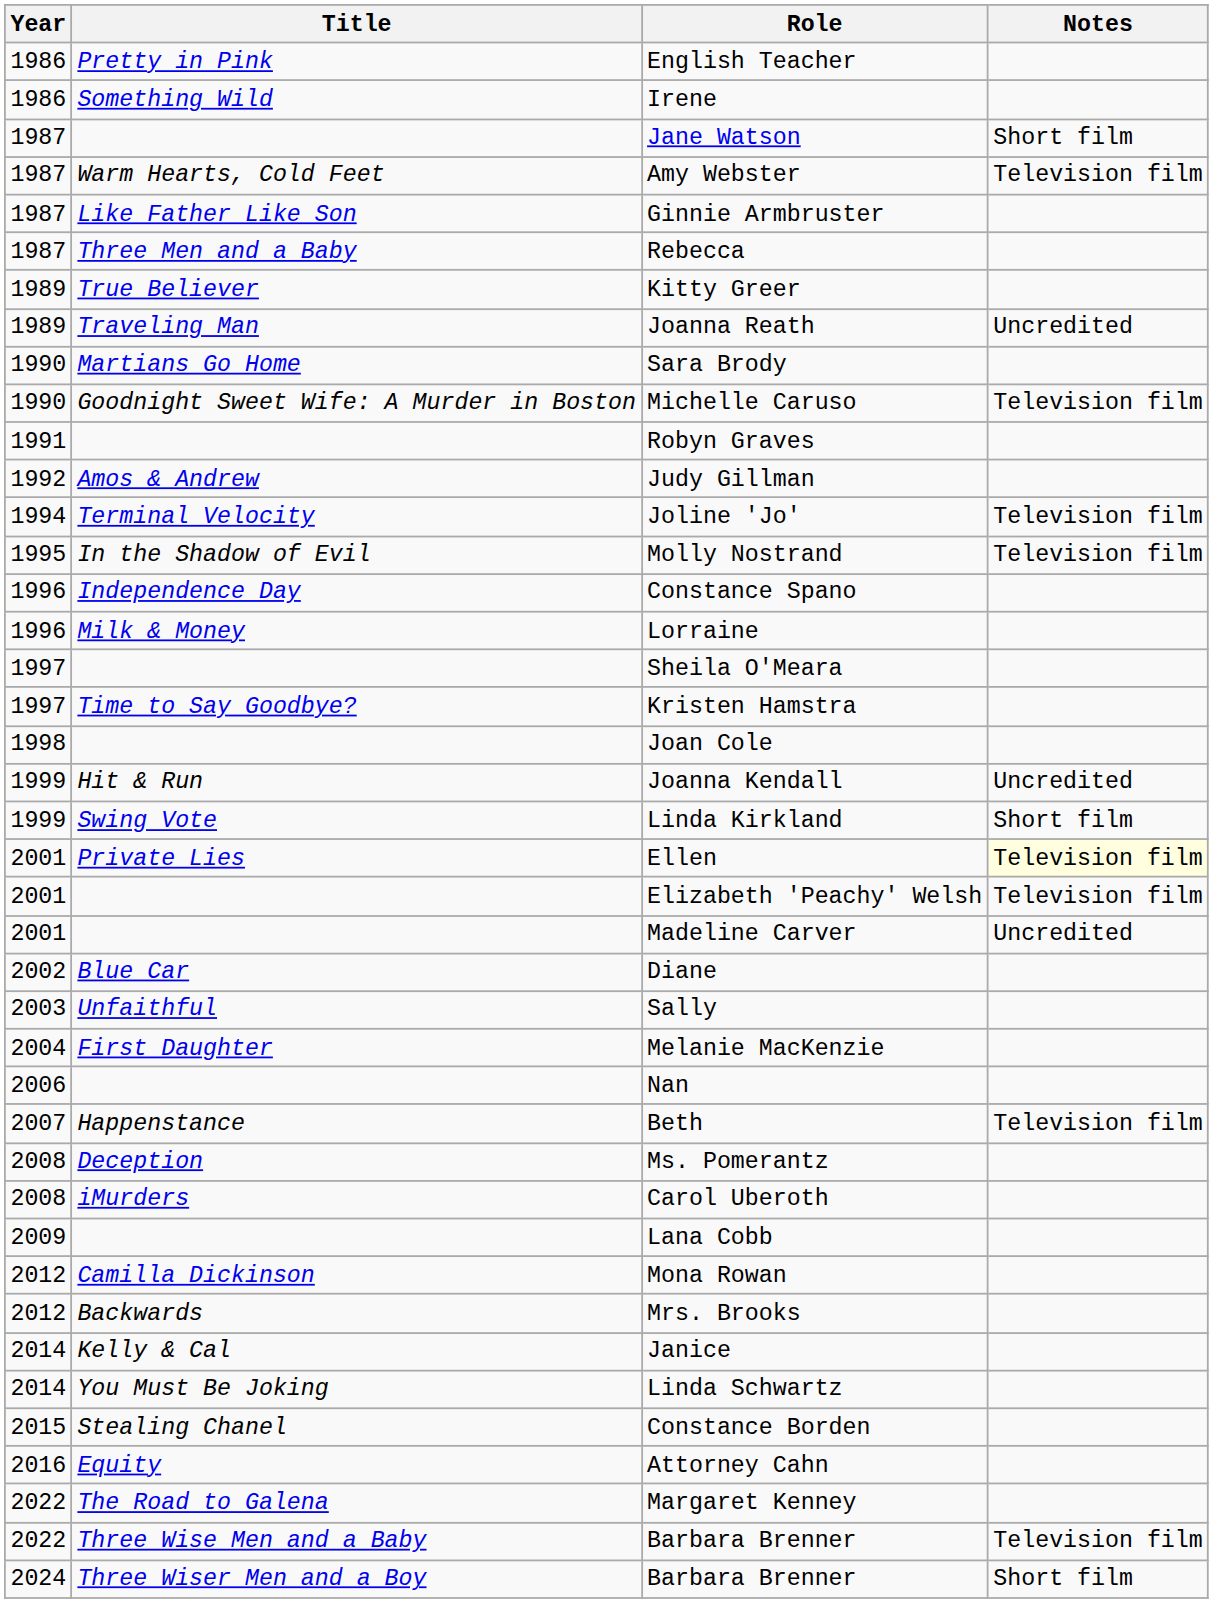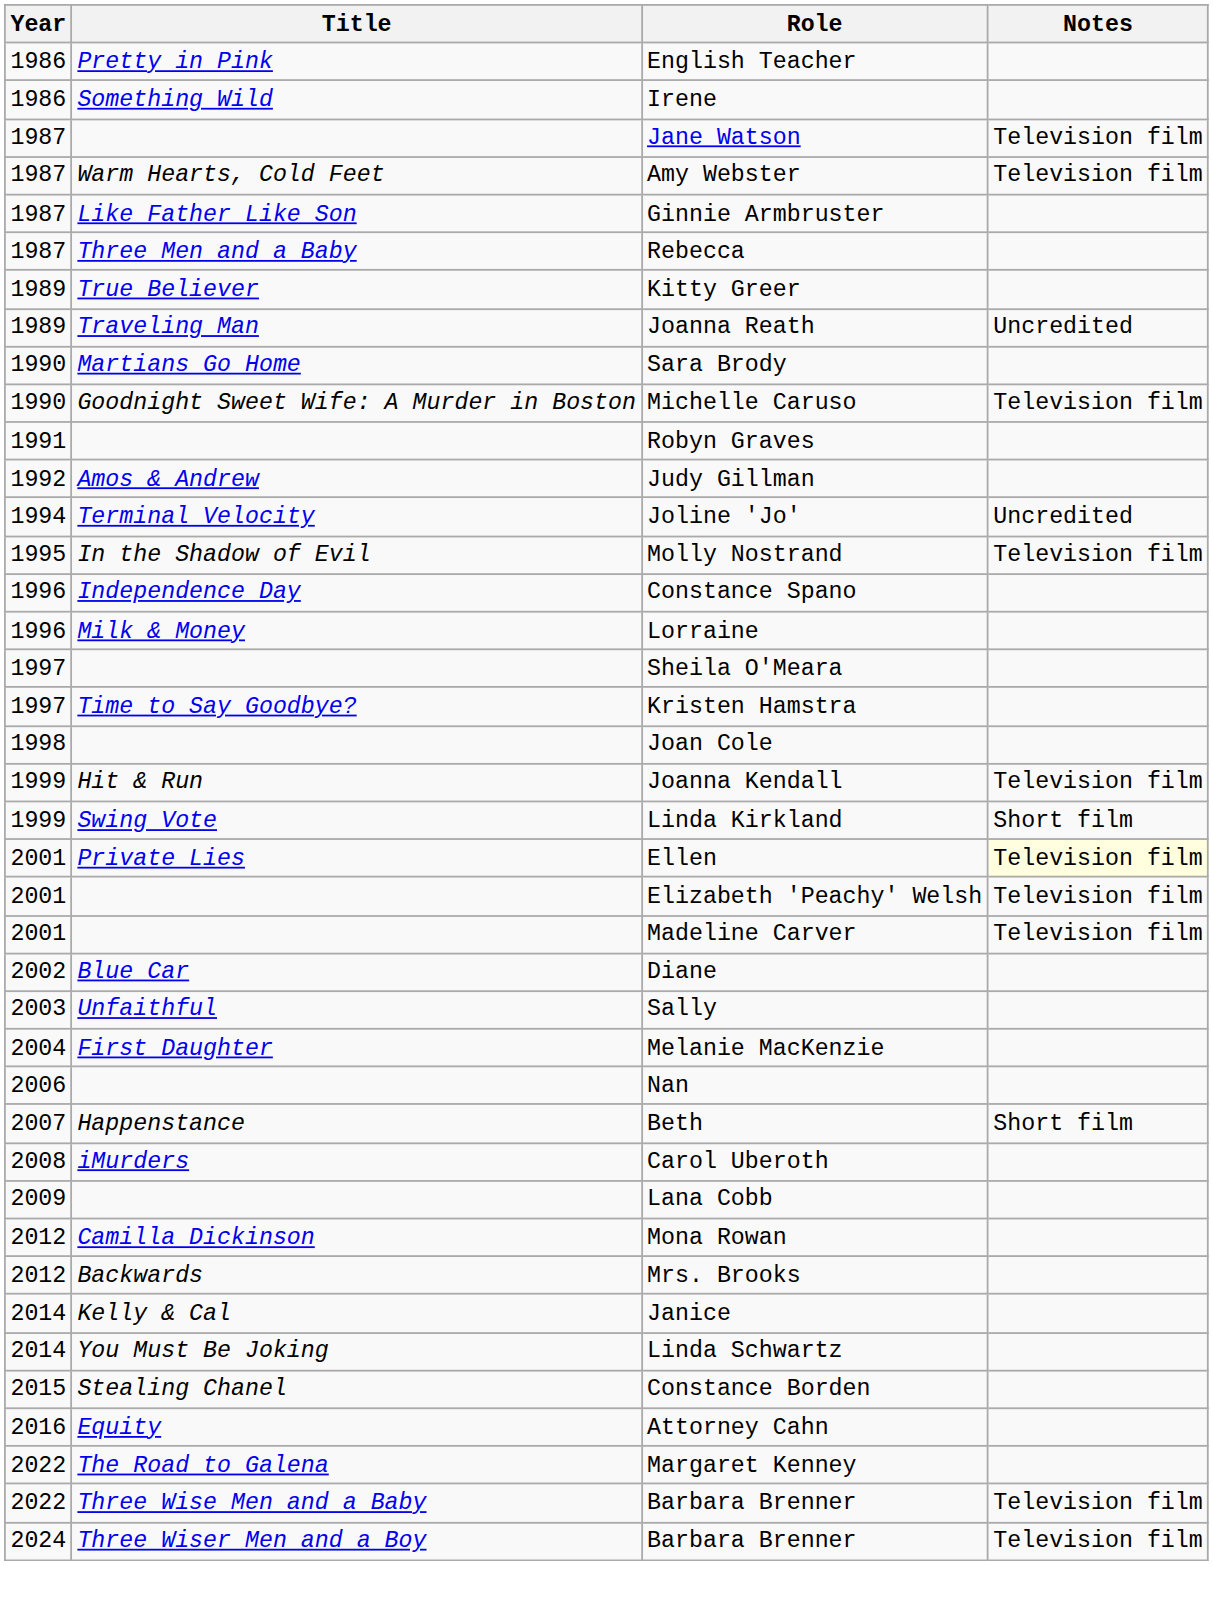(1063, 138) Short film -> (1098, 138) Television film
(1098, 517) Television film -> (1063, 517) Uncredited
(1063, 782) Uncredited -> (1098, 782) Television film
(1063, 934) Uncredited -> (1098, 934) Television film
(1098, 1124) Television film -> (1063, 1124) Short film
- row: (140, 1162)
(1063, 1579) Short film -> (1098, 1541) Television film
